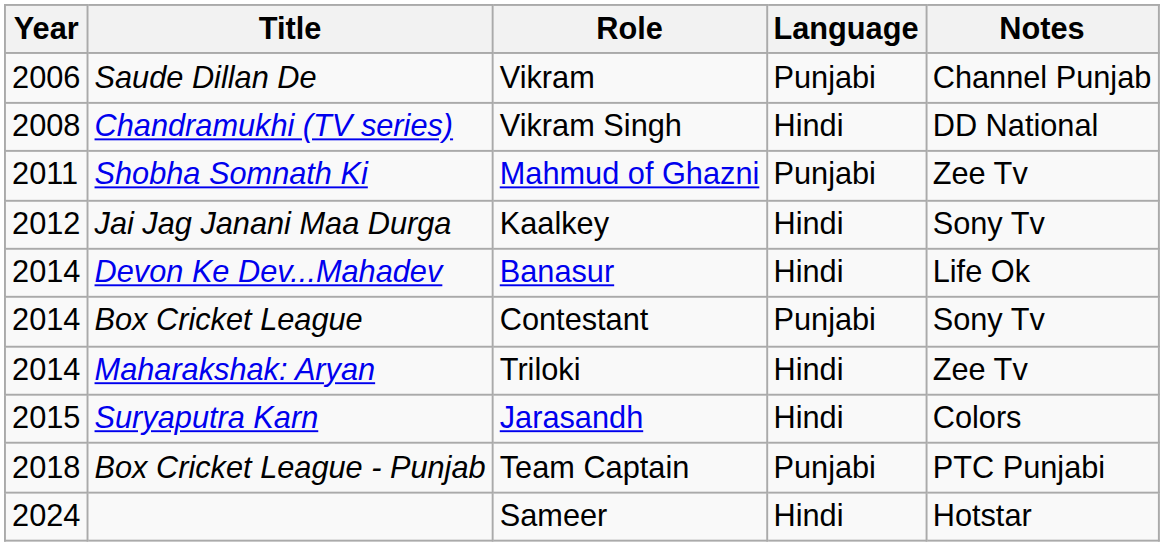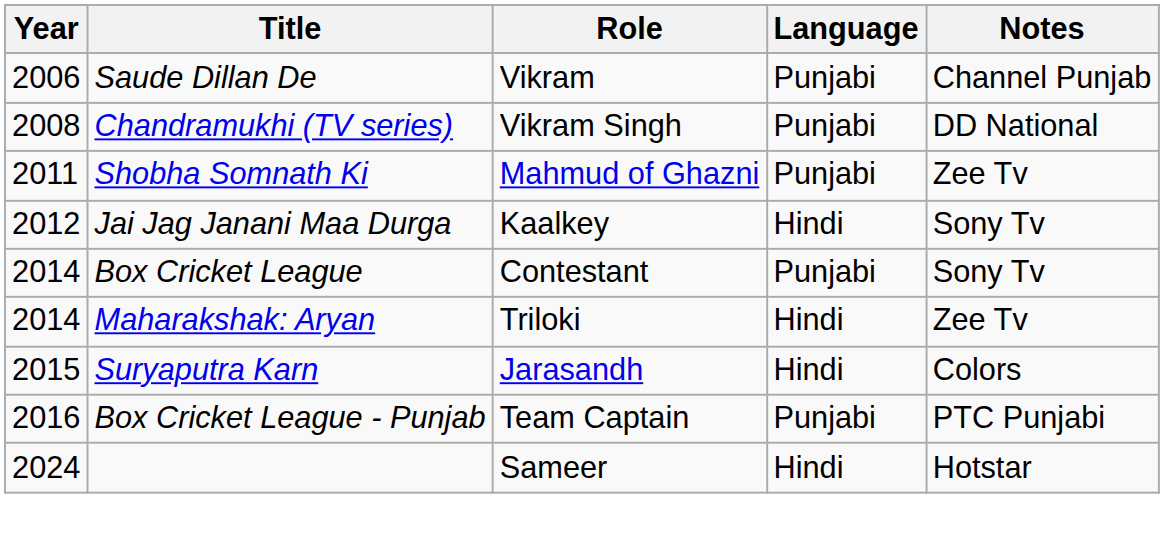(808, 126) Hindi -> (825, 126) Punjabi
- row: (268, 272)
(46, 467) 2018 -> (46, 418) 2016
